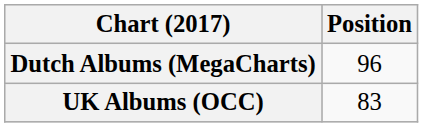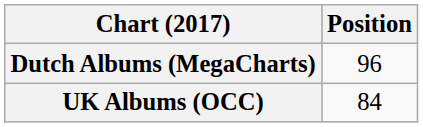(370, 102) 83 -> (370, 102) 84
